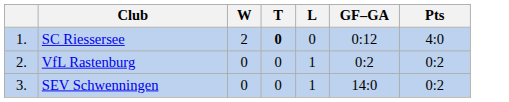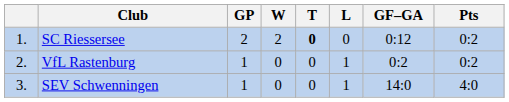+ column: (244, 16)
(435, 39) 4:0 -> (469, 39) 0:2
(435, 85) 0:2 -> (469, 85) 4:0
